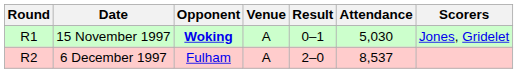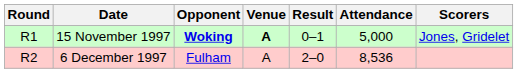(266, 36) normal -> (266, 36) bold
(376, 36) 5,030 -> (376, 36) 5,000
(376, 57) 8,537 -> (376, 57) 8,536
